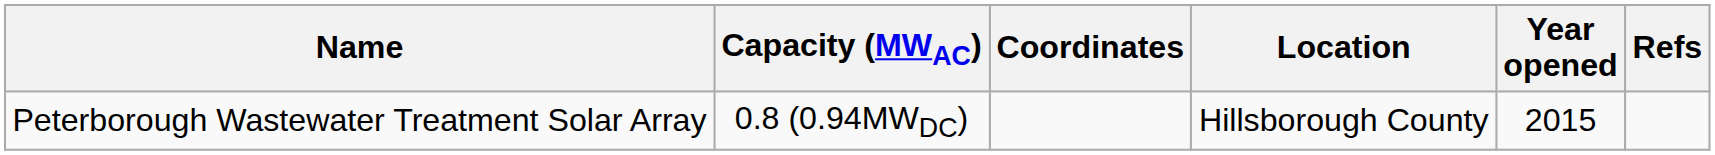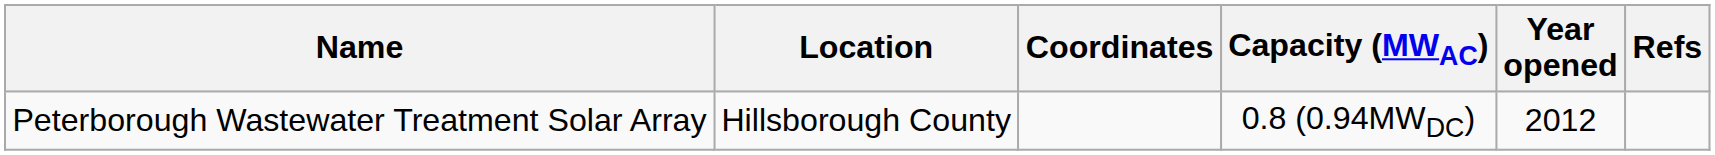columns swapped: (1344, 48) <-> (852, 49)
(1561, 120) 2015 -> (1561, 120) 2012
